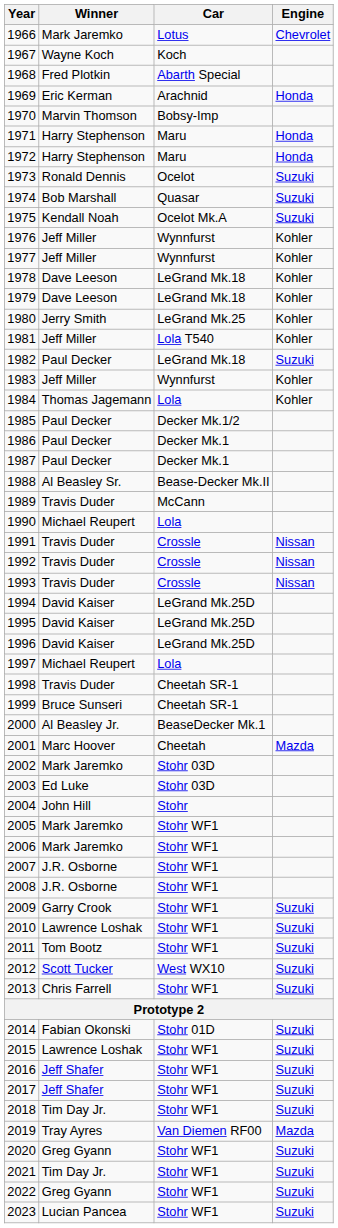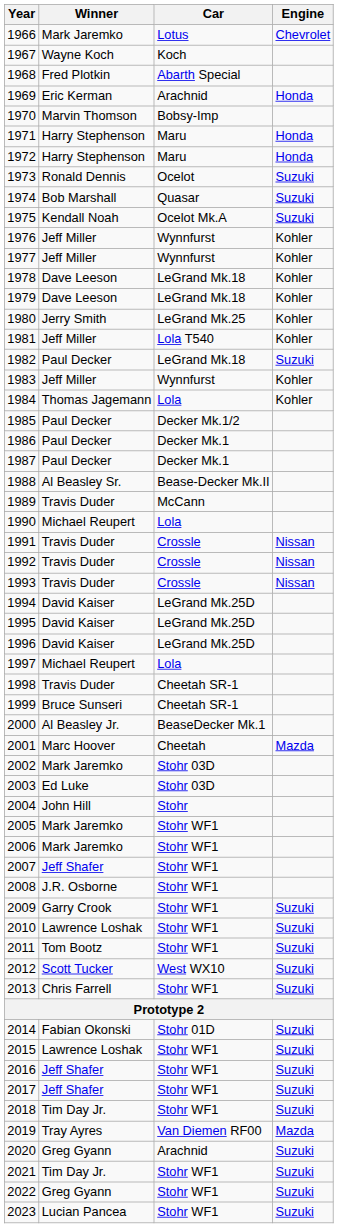(79, 867) J.R. Osborne -> (73, 867) Jeff Shafer
(188, 1151) Stohr WF1 -> (182, 1151) Arachnid
